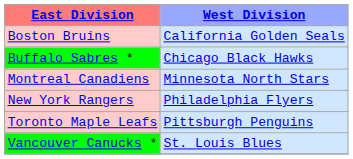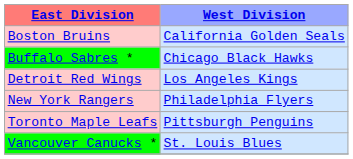+ row: (75, 79)
- row: (79, 79)
